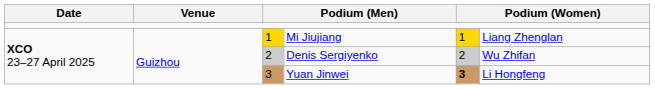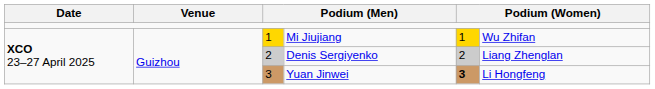(522, 37) Liang Zhenglan -> (509, 37) Wu Zhifan
(509, 56) Wu Zhifan -> (522, 56) Liang Zhenglan
